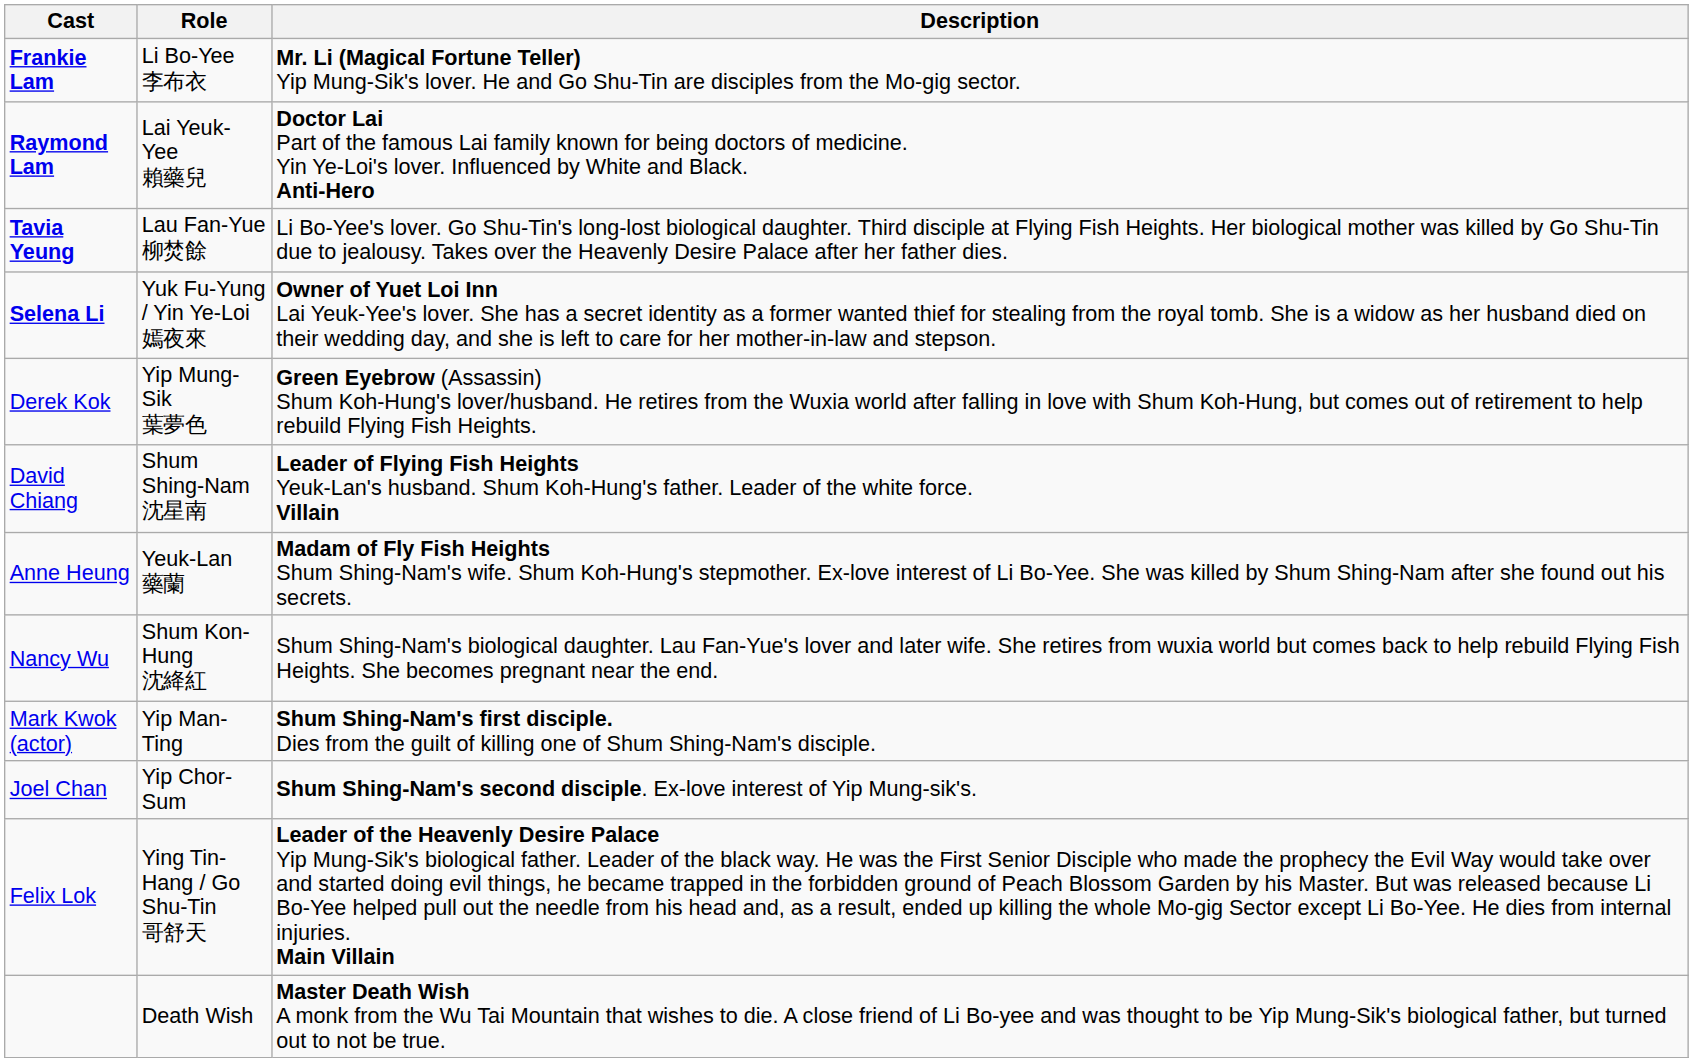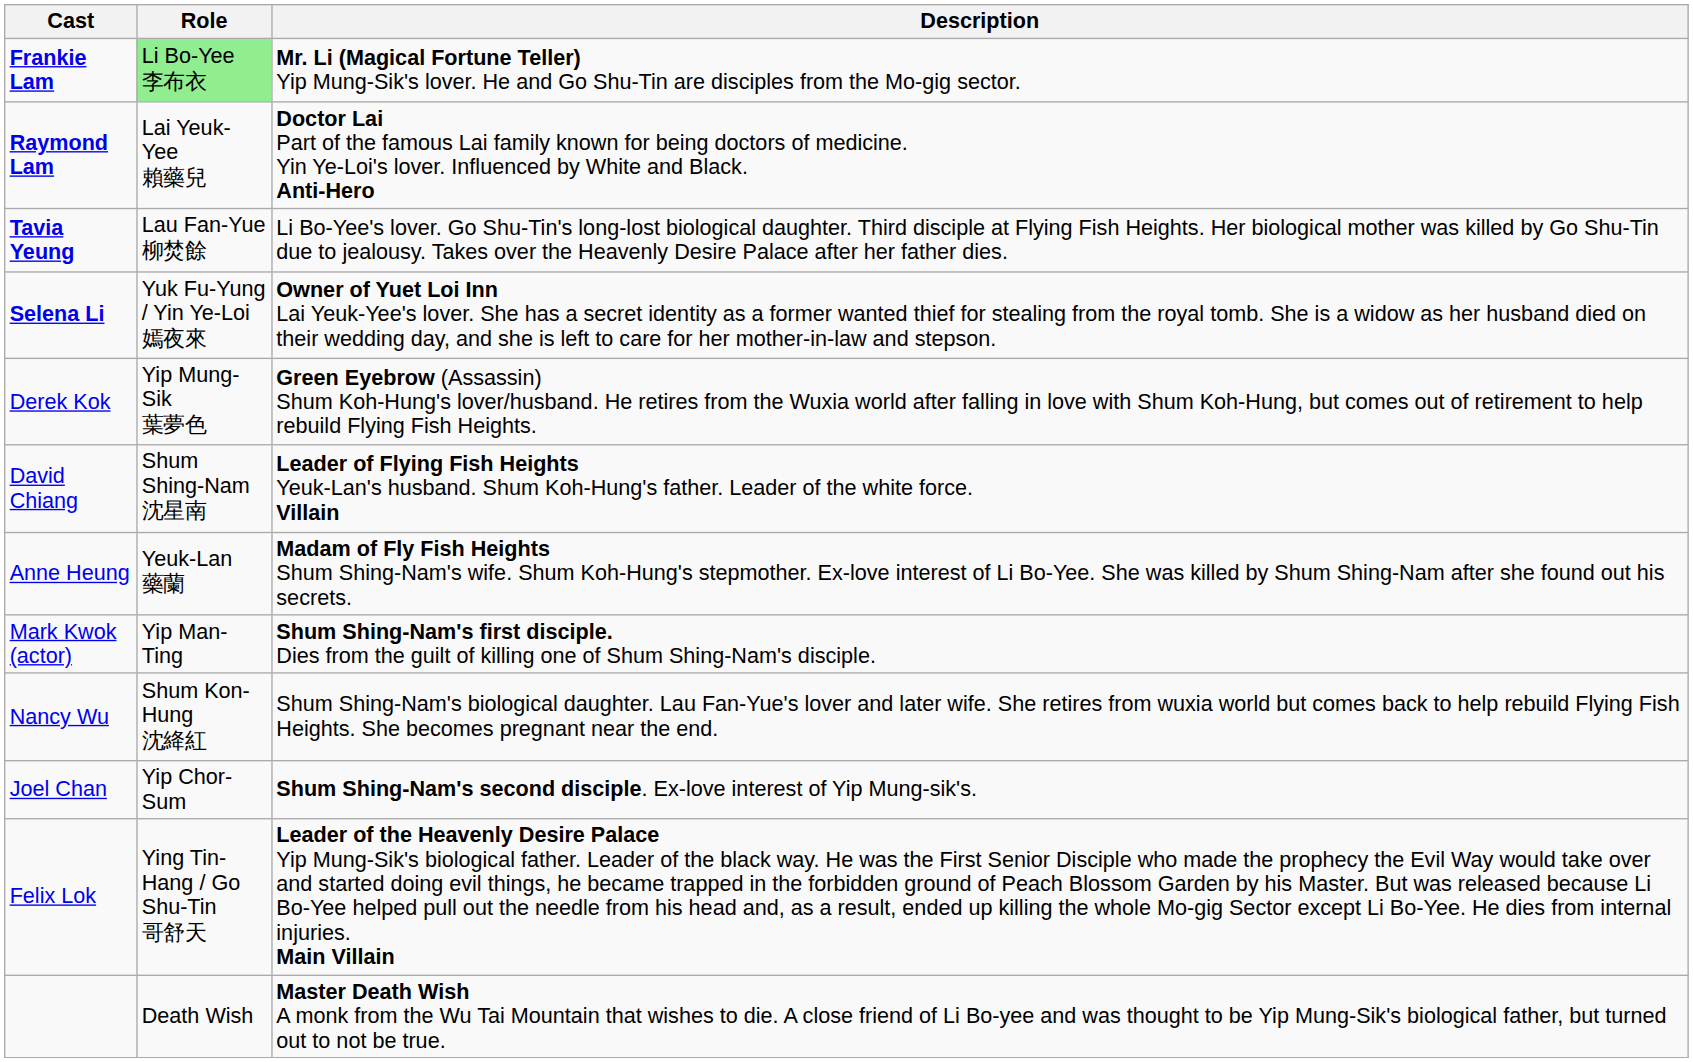(188, 68) no background -> (188, 68) lightgreen background
rows swapped: (59, 658) <-> (63, 730)
